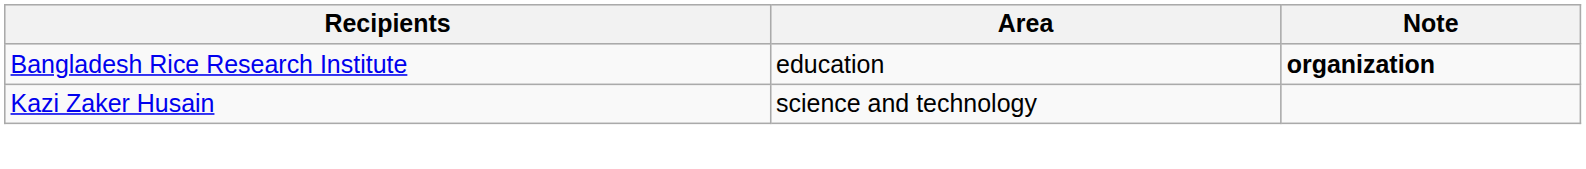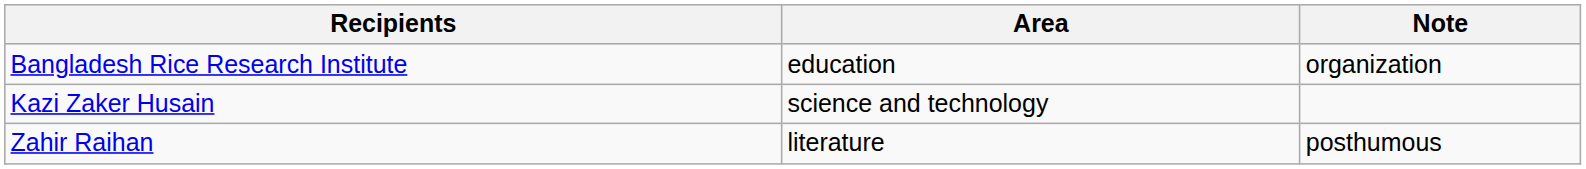(1361, 63) bold -> (1374, 63) normal
+ row: (82, 143)
